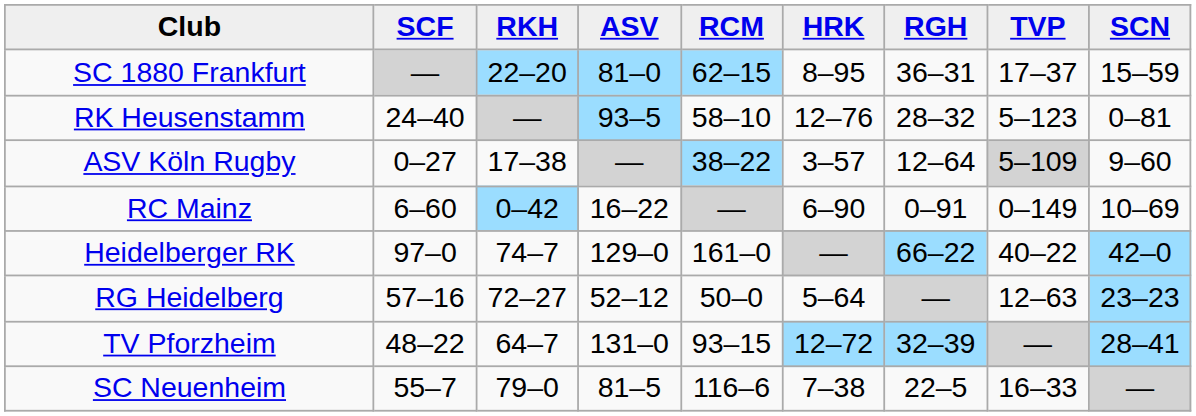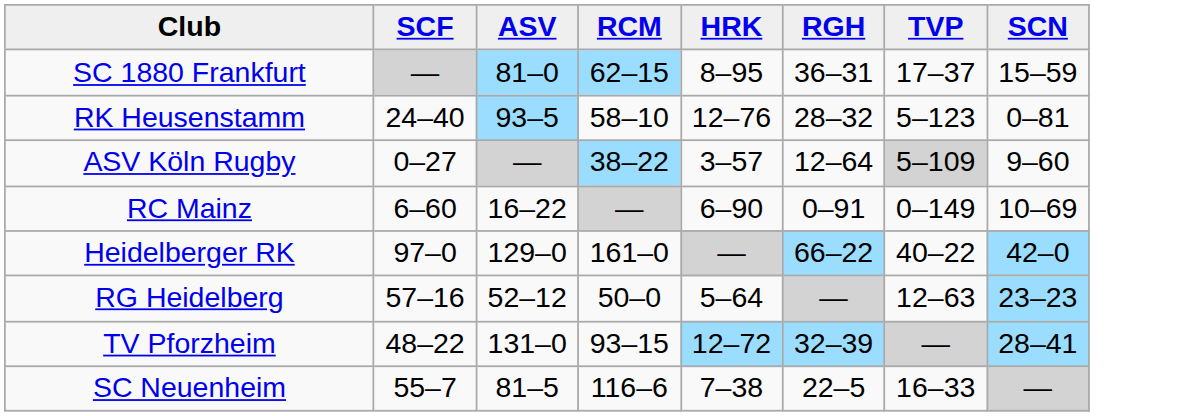- column: (527, 27)
